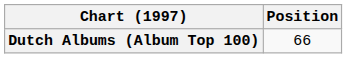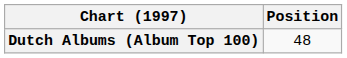(302, 41) 66 -> (302, 41) 48
